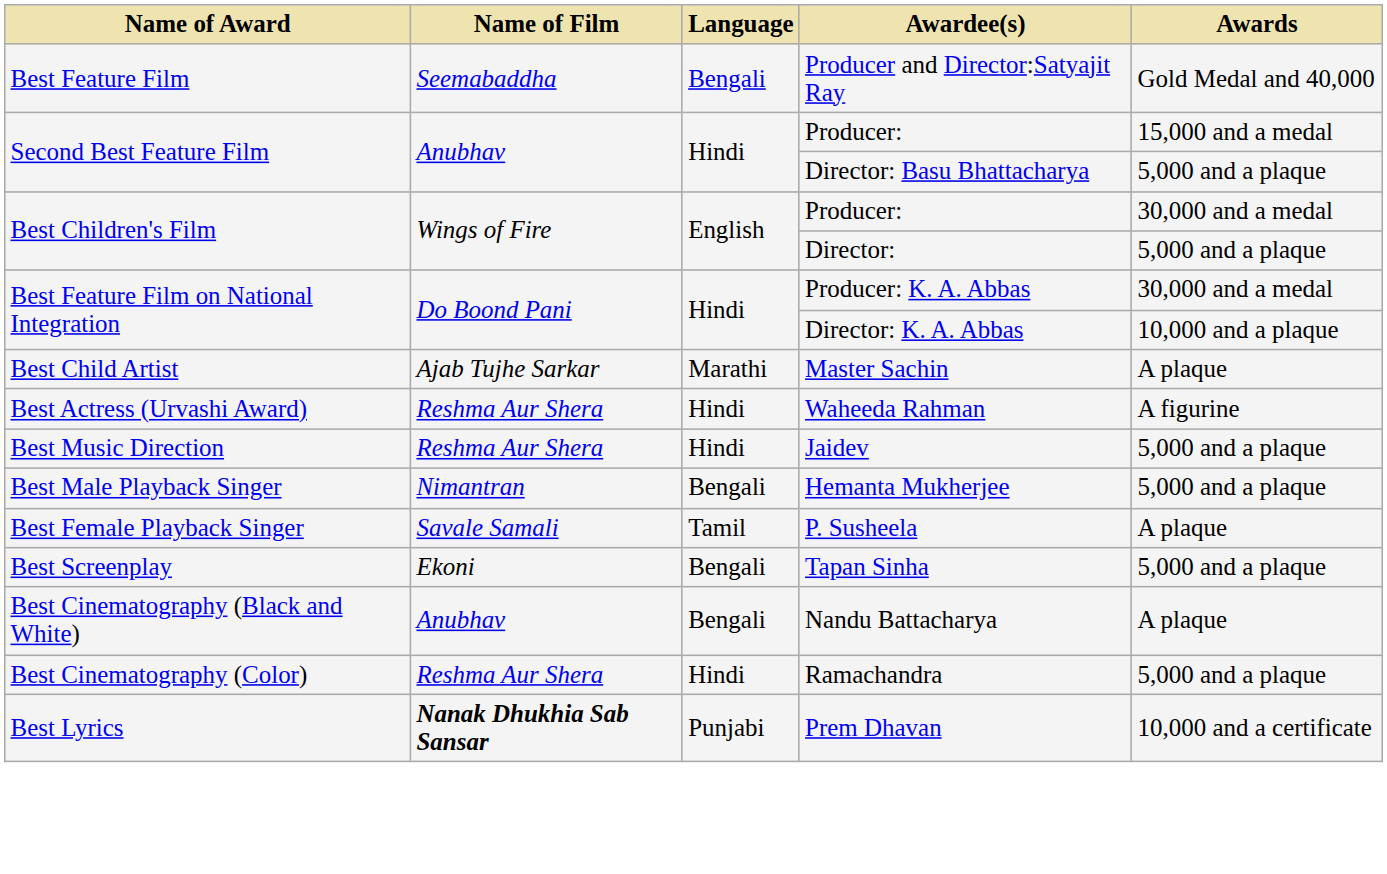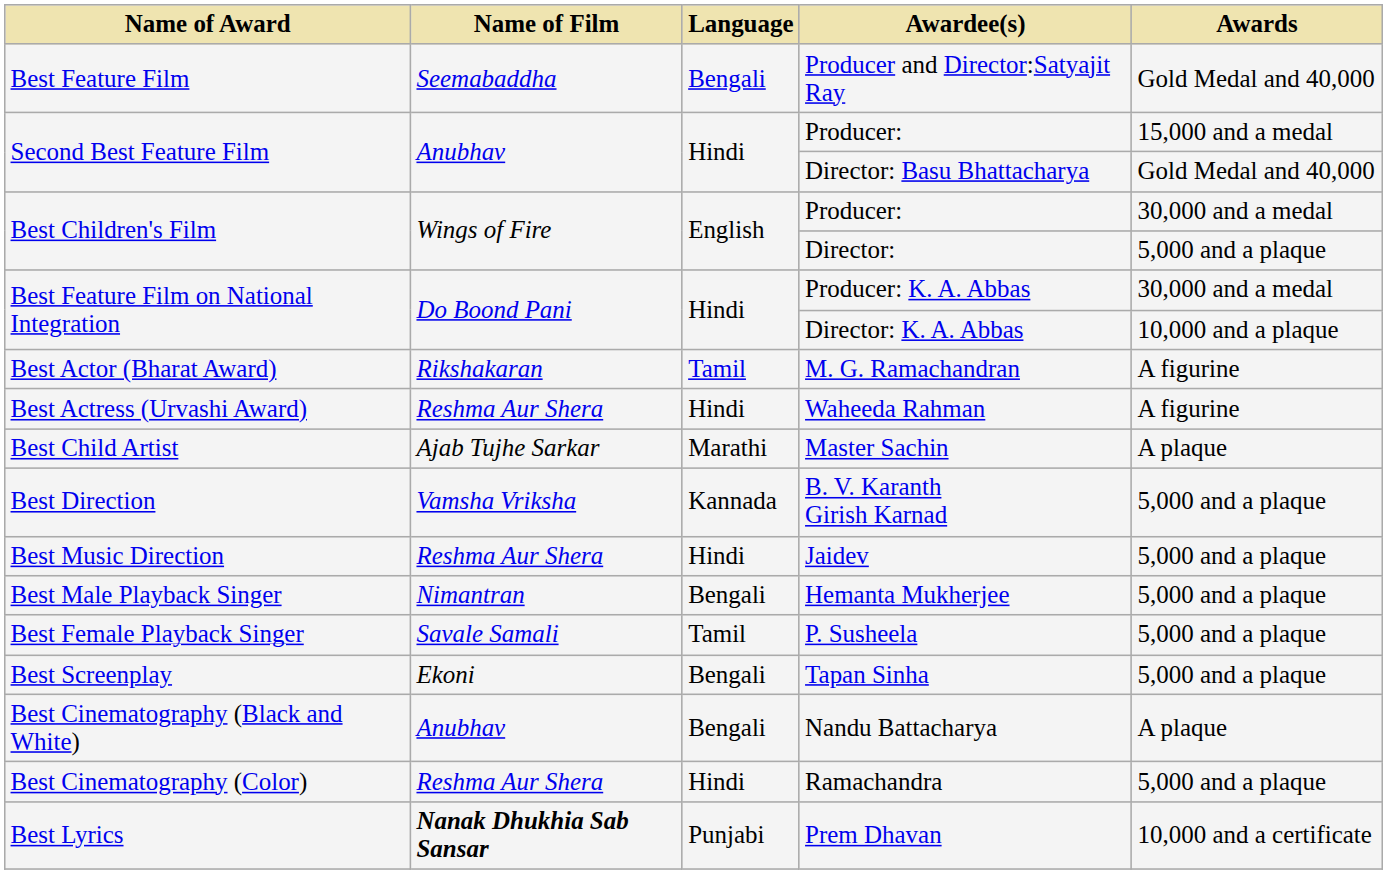(1232, 171) 5,000 and a plaque -> (1256, 171) Gold Medal and 40,000
+ row: (144, 369)
rows swapped: (159, 408) <-> (94, 369)
+ row: (83, 501)
(1182, 527) A plaque -> (1232, 634) 5,000 and a plaque
